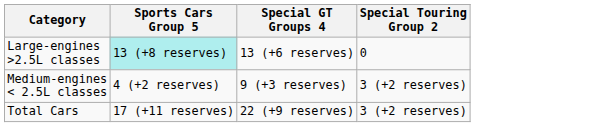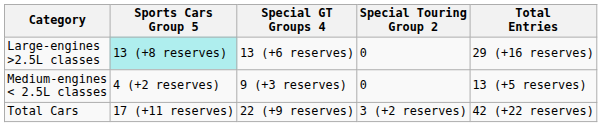+ column: (533, 21)
(413, 86) 3 (+2 reserves) -> (363, 86) 0
